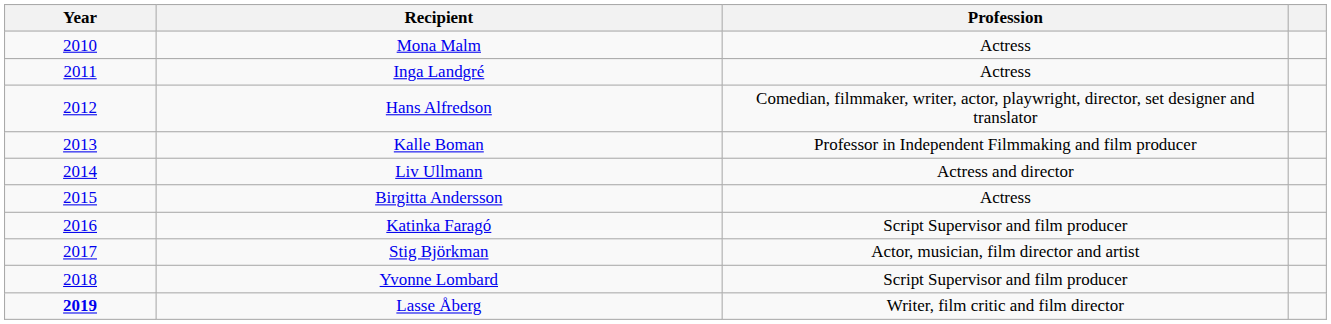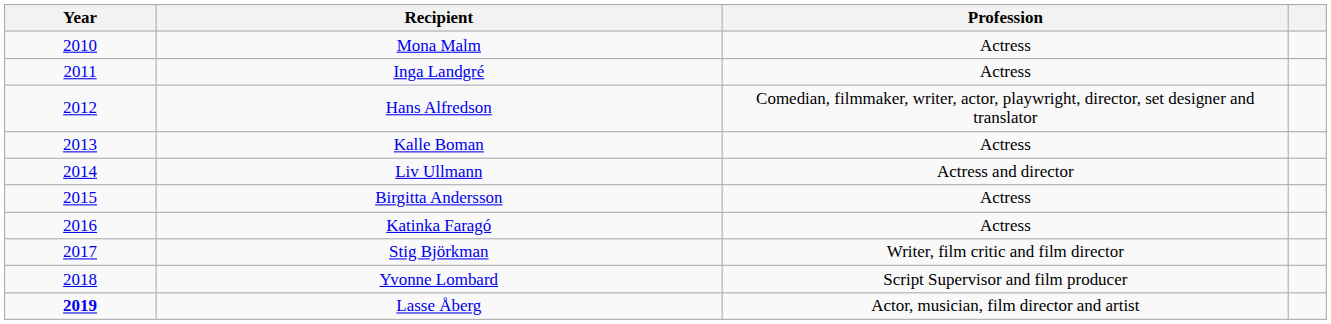(1005, 144) Professor in Independent Filmmaking and film producer -> (1005, 144) Actress
(1005, 225) Script Supervisor and film producer -> (1005, 225) Actress
(1005, 252) Actor, musician, film director and artist -> (1005, 252) Writer, film critic and film director
(1005, 306) Writer, film critic and film director -> (1005, 306) Actor, musician, film director and artist
